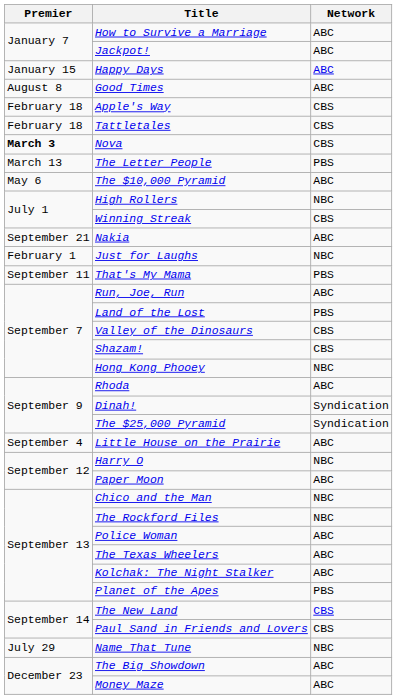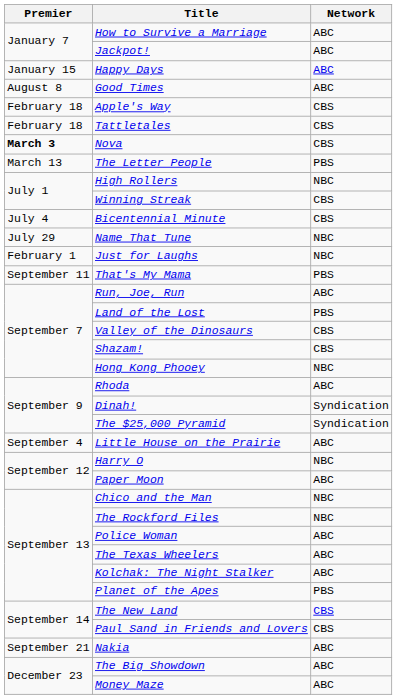- row: (160, 182)
+ row: (160, 219)
rows swapped: (143, 648) <-> (112, 238)
